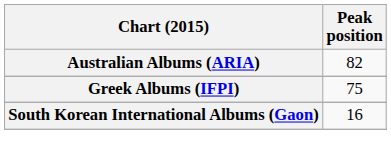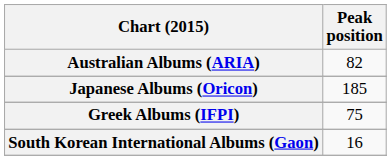+ row: (164, 89)
